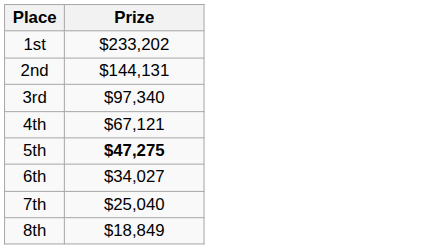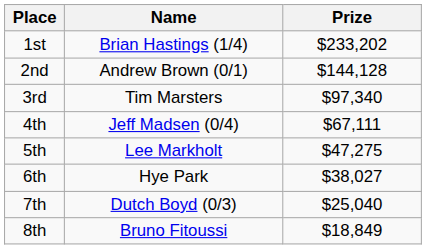+ column: (174, 17)
(134, 71) $144,131 -> (352, 71) $144,128
(134, 124) $67,121 -> (352, 124) $67,111
(134, 151) bold -> (352, 151) normal
(134, 177) $34,027 -> (352, 177) $38,027
